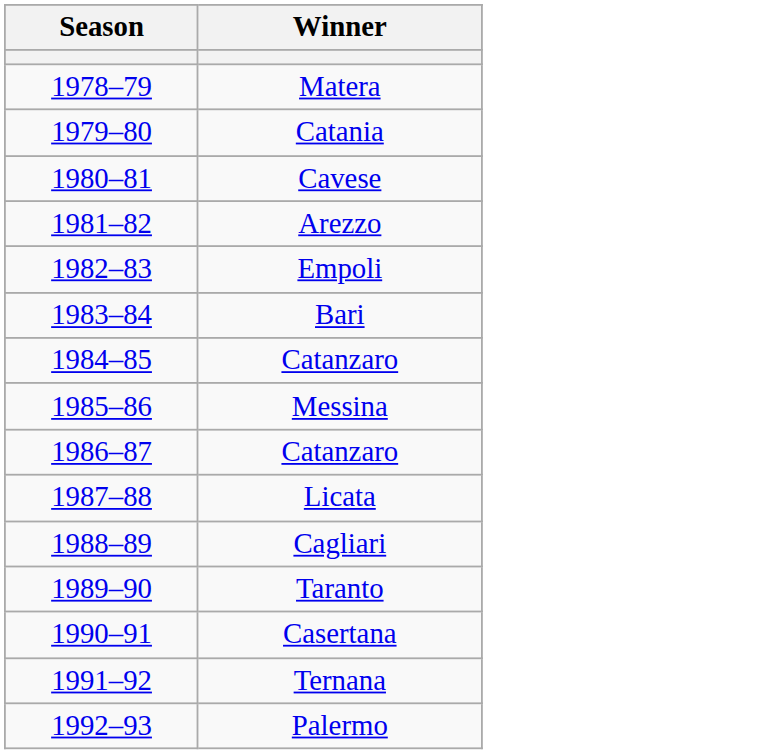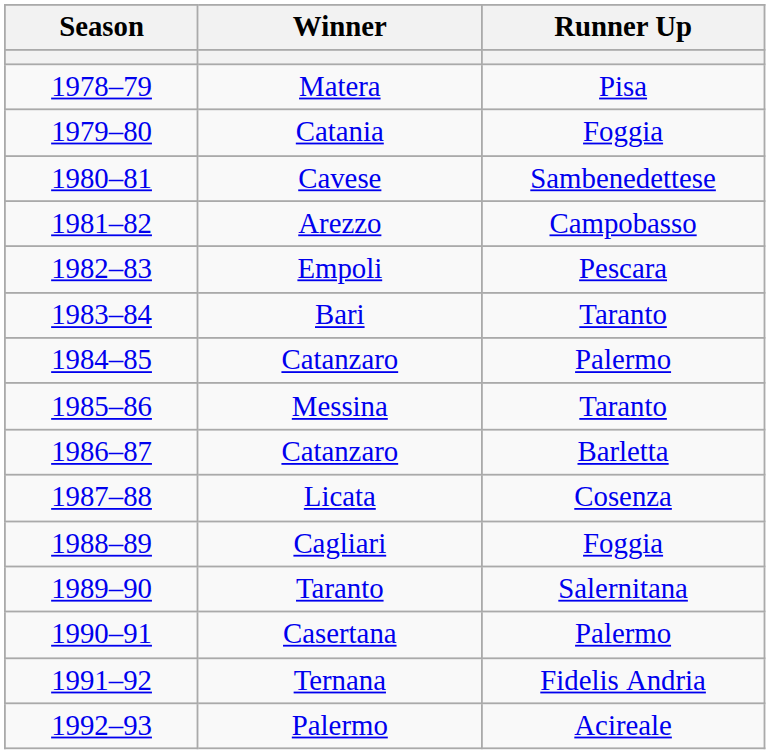+ column: (623, 57)
